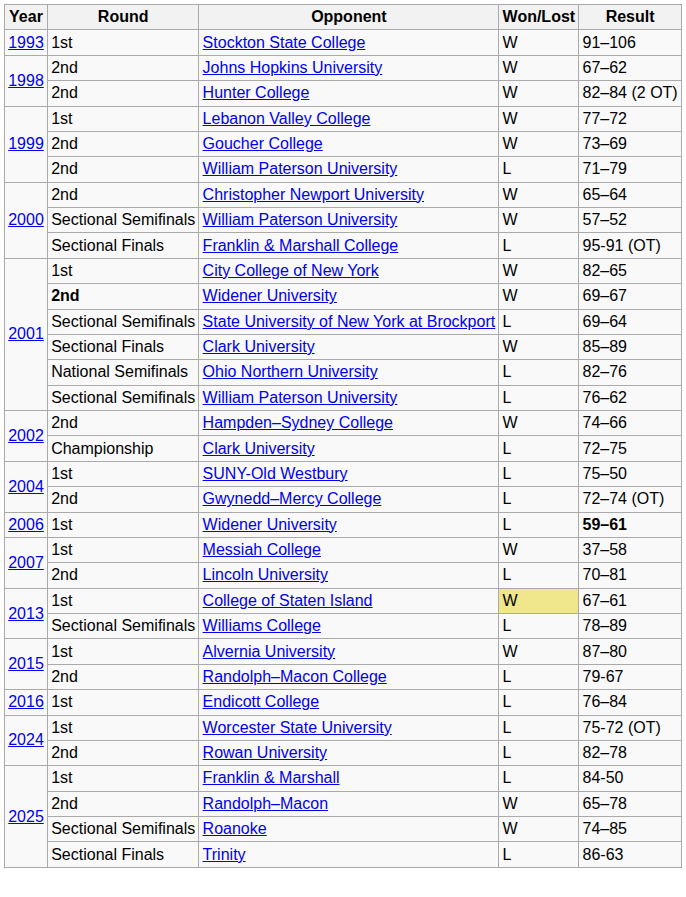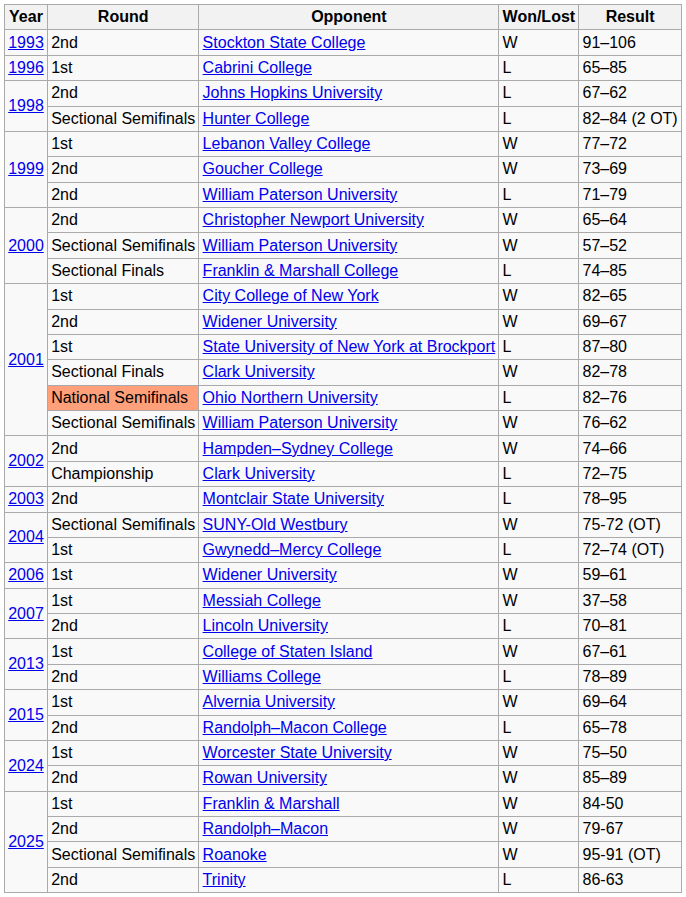(62, 42) 1st -> (65, 42) 2nd
+ row: (26, 67)
(510, 67) W -> (507, 93) L
(65, 93) 2nd -> (123, 118) Sectional Semifinals
(510, 93) W -> (507, 118) L
(622, 245) 95-91 (OT) -> (605, 270) 74–85
(65, 296) bold -> (65, 321) normal
(123, 321) Sectional Semifinals -> (62, 347) 1st
(605, 321) 69–64 -> (605, 347) 87–80
(605, 347) 85–89 -> (605, 372) 82–78
(120, 372) no background -> (120, 397) lightsalmon background
(507, 397) L -> (510, 423) W
+ row: (26, 499)
(62, 473) 1st -> (123, 524) Sectional Semifinals
(507, 473) L -> (510, 524) W
(605, 473) 75–50 -> (622, 524) 75-72 (OT)
(65, 499) 2nd -> (62, 550) 1st
(507, 524) L -> (510, 575) W
(605, 524) bold -> (605, 575) normal
(510, 600) khaki background -> (510, 651) no background
(123, 626) Sectional Semifinals -> (65, 676) 2nd
(605, 651) 87–80 -> (605, 702) 69–64
(603, 676) 79-67 -> (605, 727) 65–78
- row: (26, 702)
(507, 727) L -> (510, 753) W
(622, 727) 75-72 (OT) -> (605, 753) 75–50
(507, 753) L -> (510, 778) W
(605, 753) 82–78 -> (605, 778) 85–89
(507, 778) L -> (510, 803) W
(605, 803) 65–78 -> (603, 829) 79-67
(605, 829) 74–85 -> (622, 854) 95-91 (OT)
(108, 854) Sectional Finals -> (65, 879) 2nd
